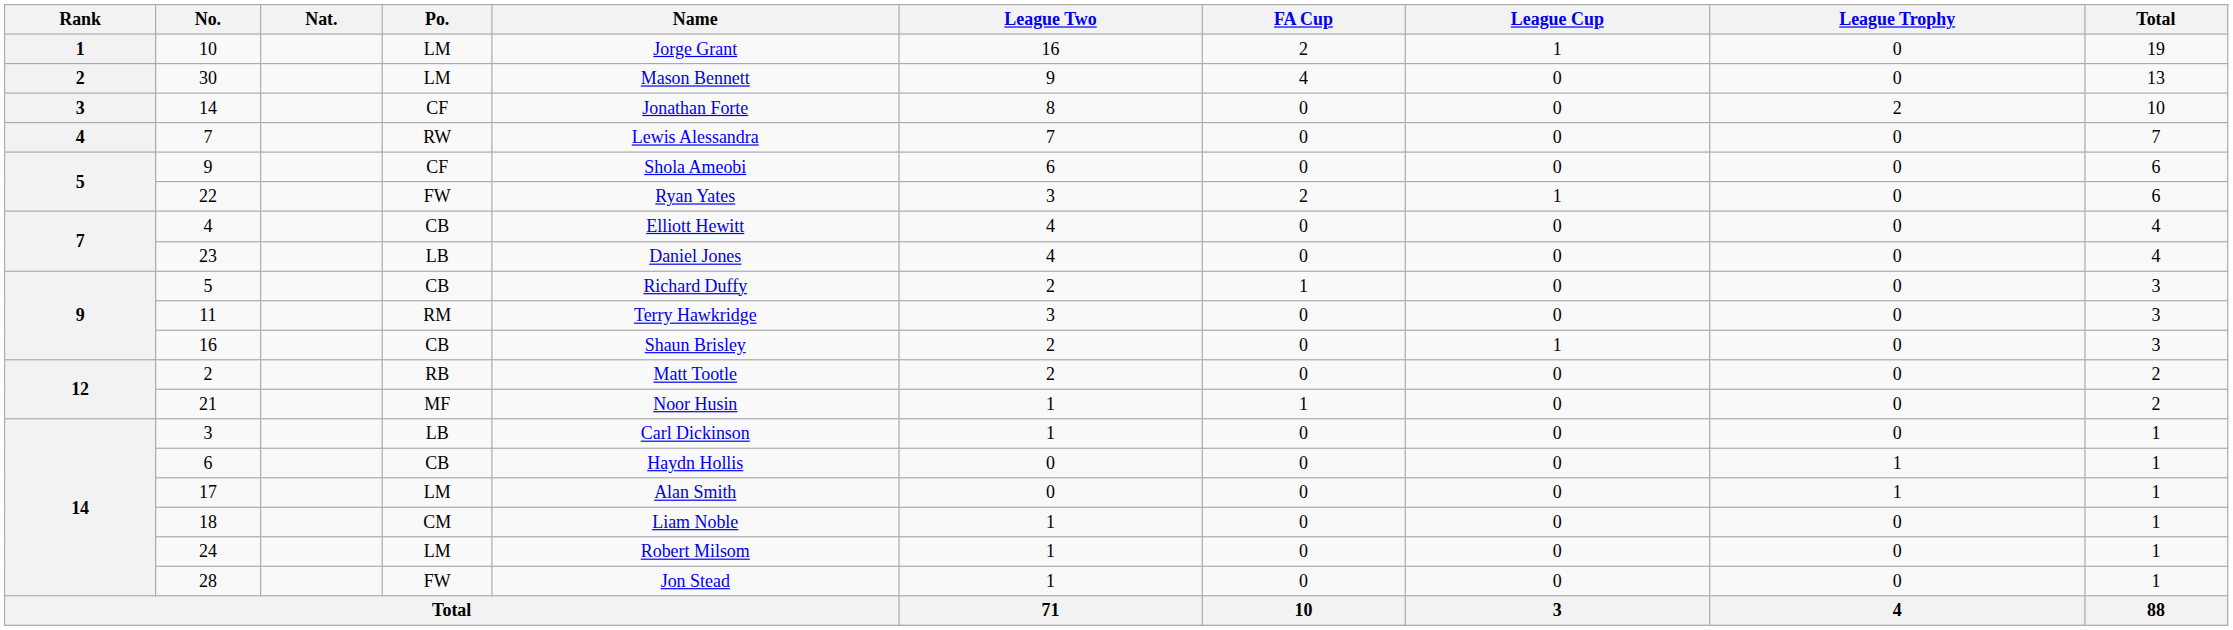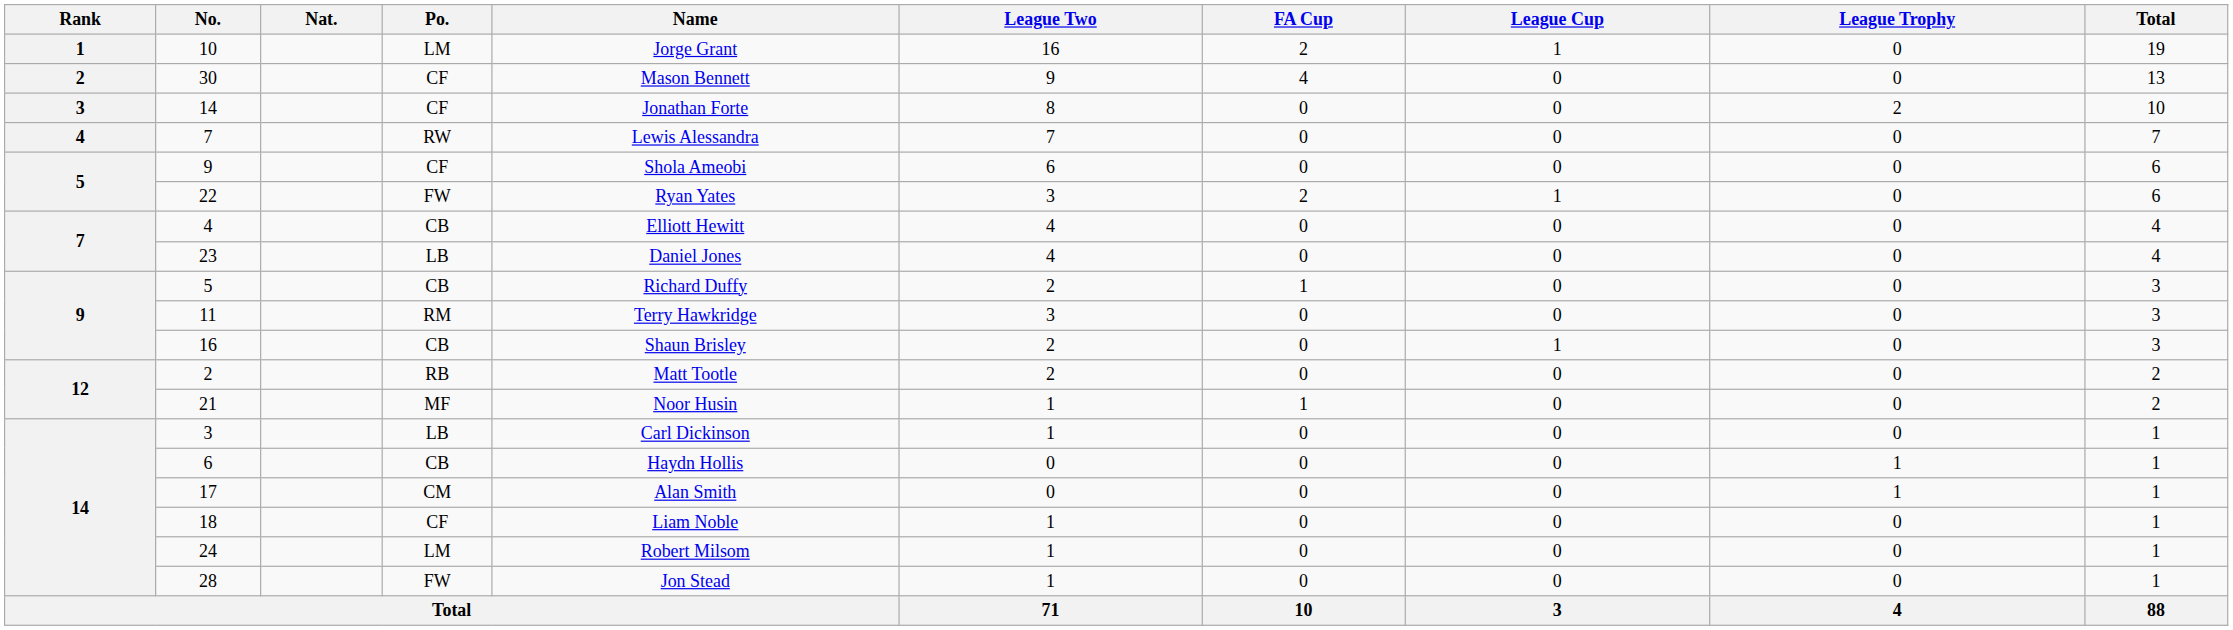(437, 78) LM -> (437, 78) CF
(437, 492) LM -> (437, 492) CM
(437, 522) CM -> (437, 522) CF
